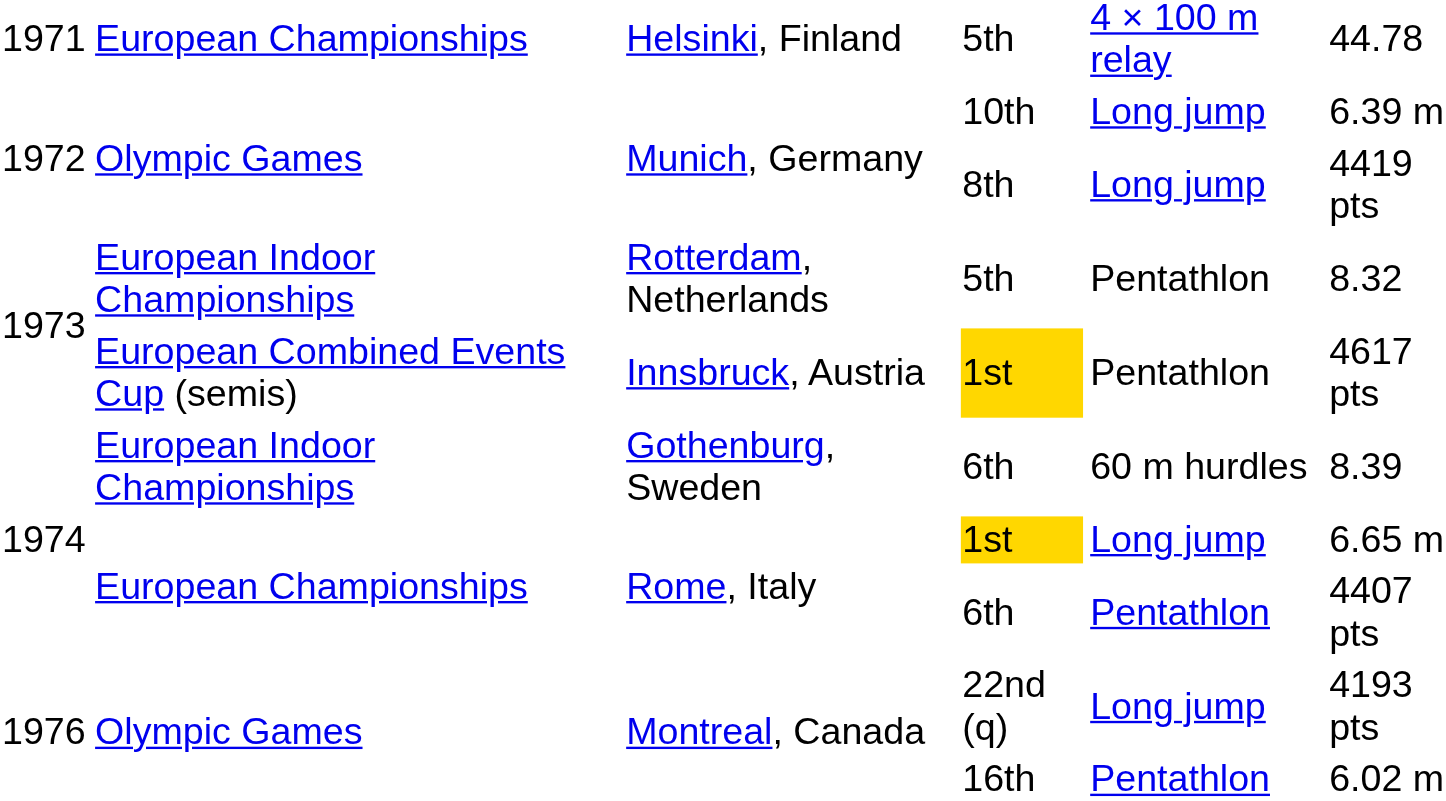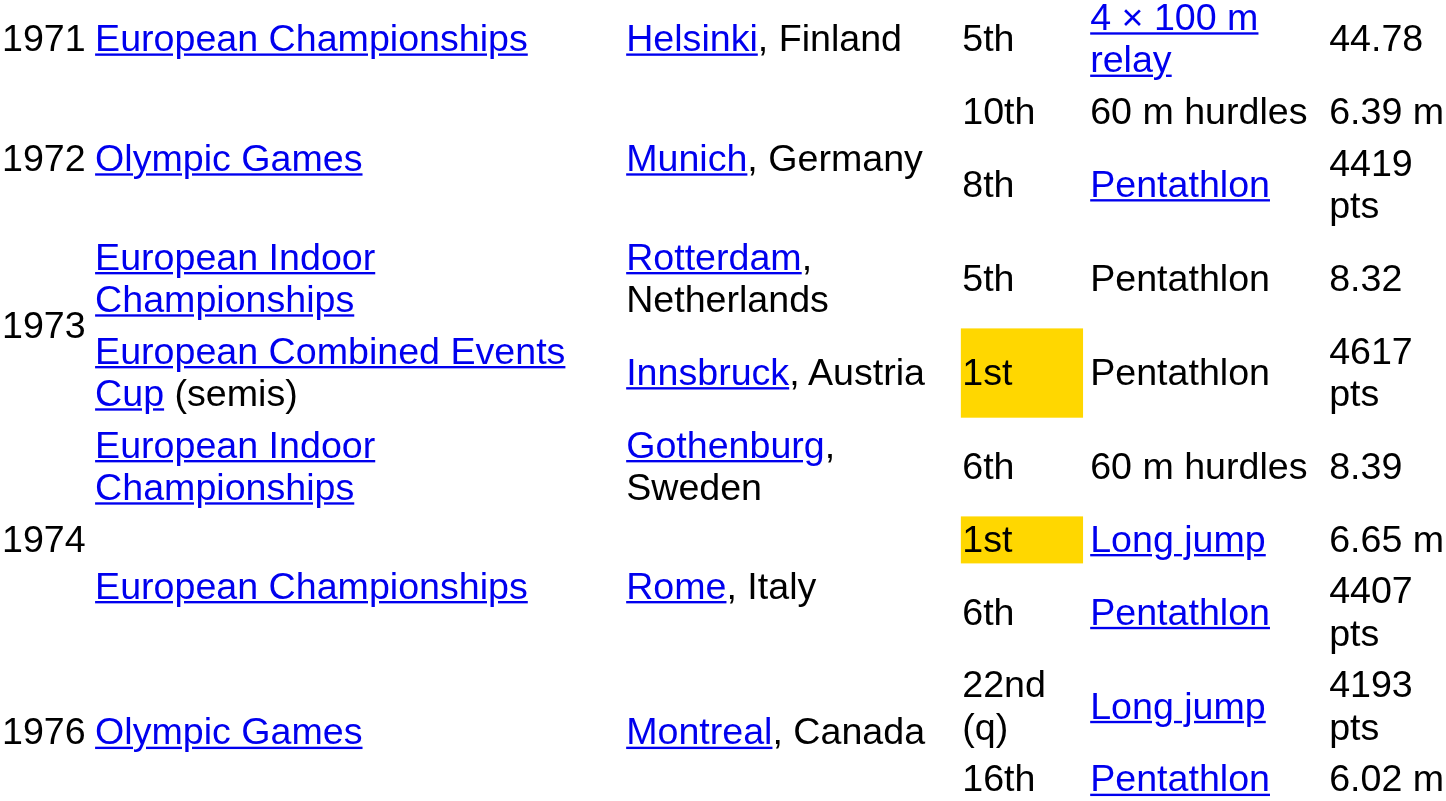(1178, 111) Long jump -> (1199, 111) 60 m hurdles
(1178, 184) Long jump -> (1180, 184) Pentathlon
